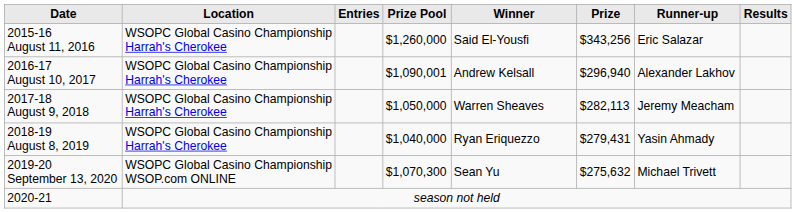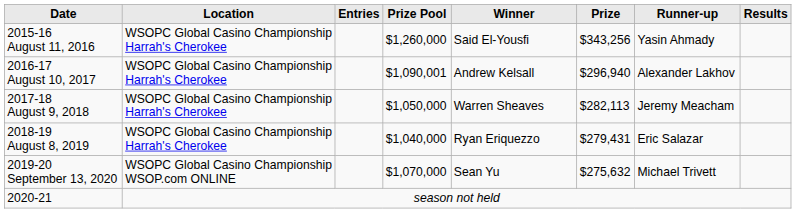(670, 40) Eric Salazar -> (676, 40) Yasin Ahmady
(676, 139) Yasin Ahmady -> (670, 139) Eric Salazar
(416, 172) $1,070,300 -> (416, 172) $1,070,000
